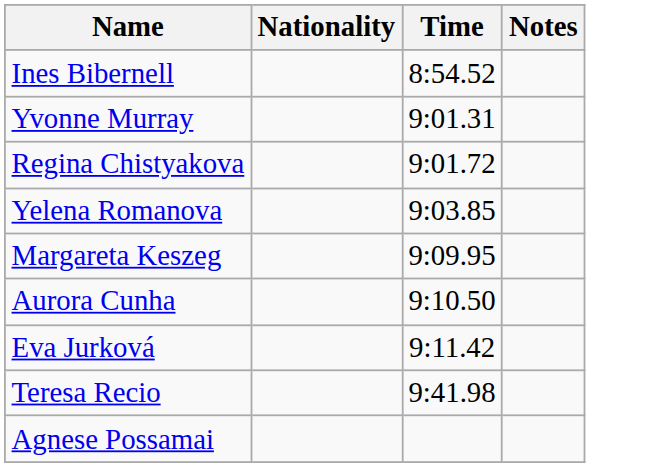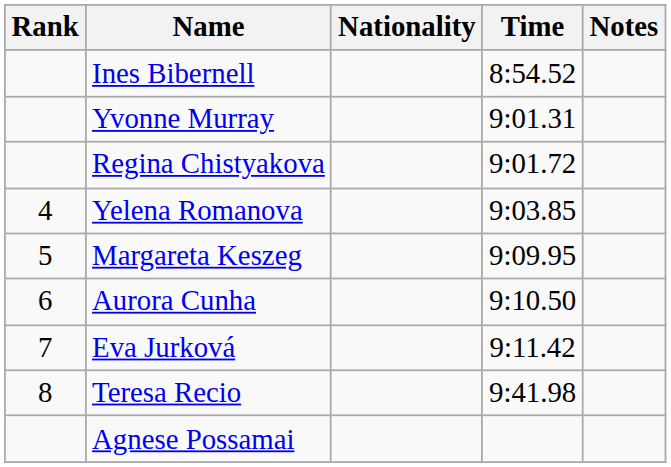+ column: (45, 27)
